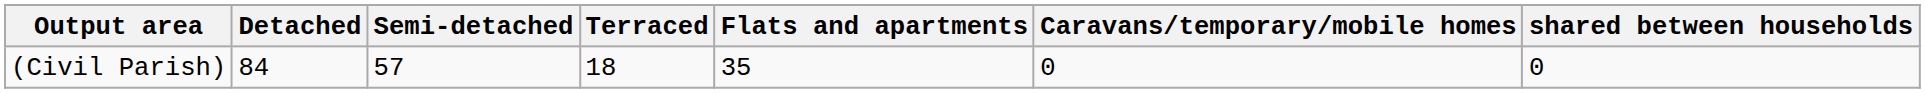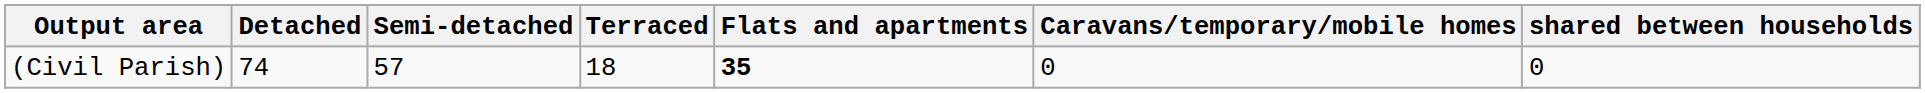(254, 68) 84 -> (254, 68) 74
(736, 68) normal -> (736, 68) bold
